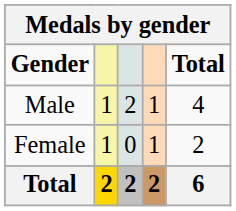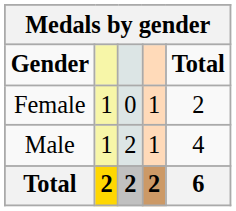rows swapped: (50, 104) <-> (50, 144)
